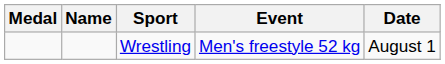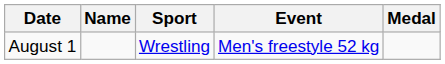columns swapped: (33, 19) <-> (402, 19)
